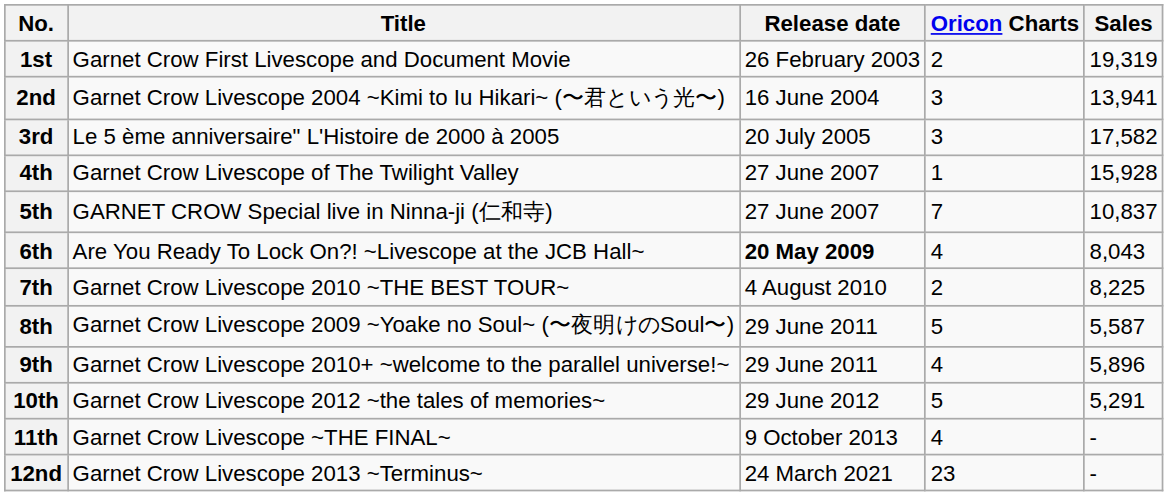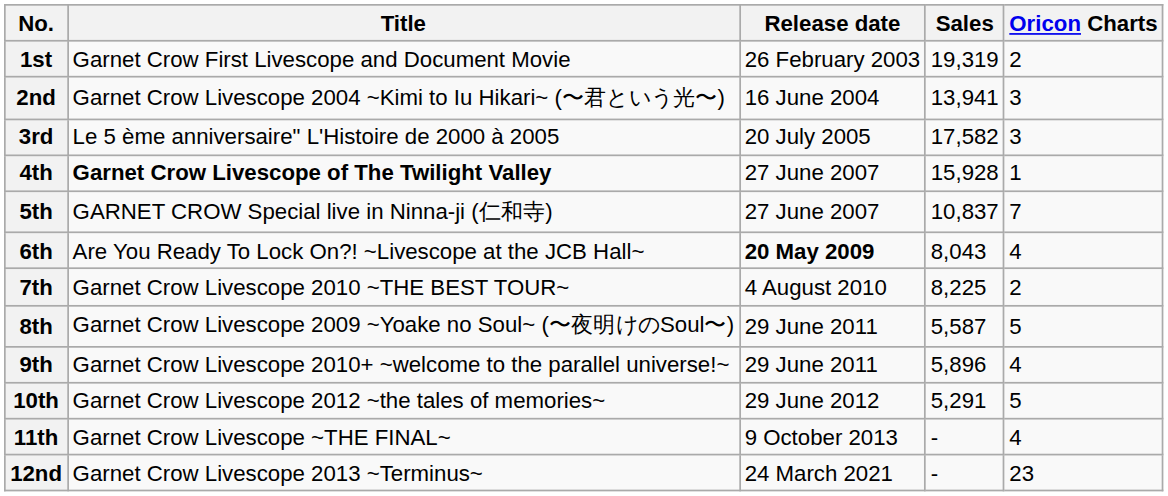columns swapped: (1124, 23) <-> (1005, 23)
(296, 173) normal -> (312, 173) bold
